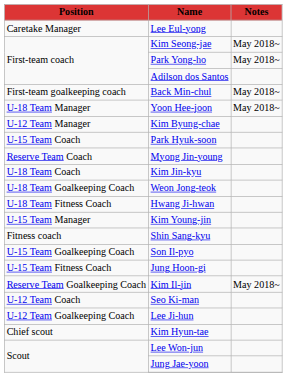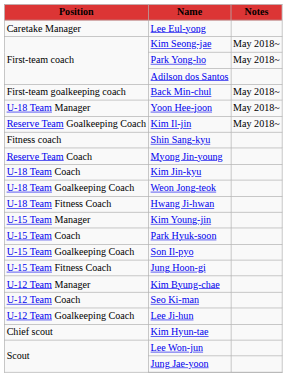rows swapped: (171, 284) <-> (185, 124)
rows swapped: (180, 236) <-> (184, 140)
